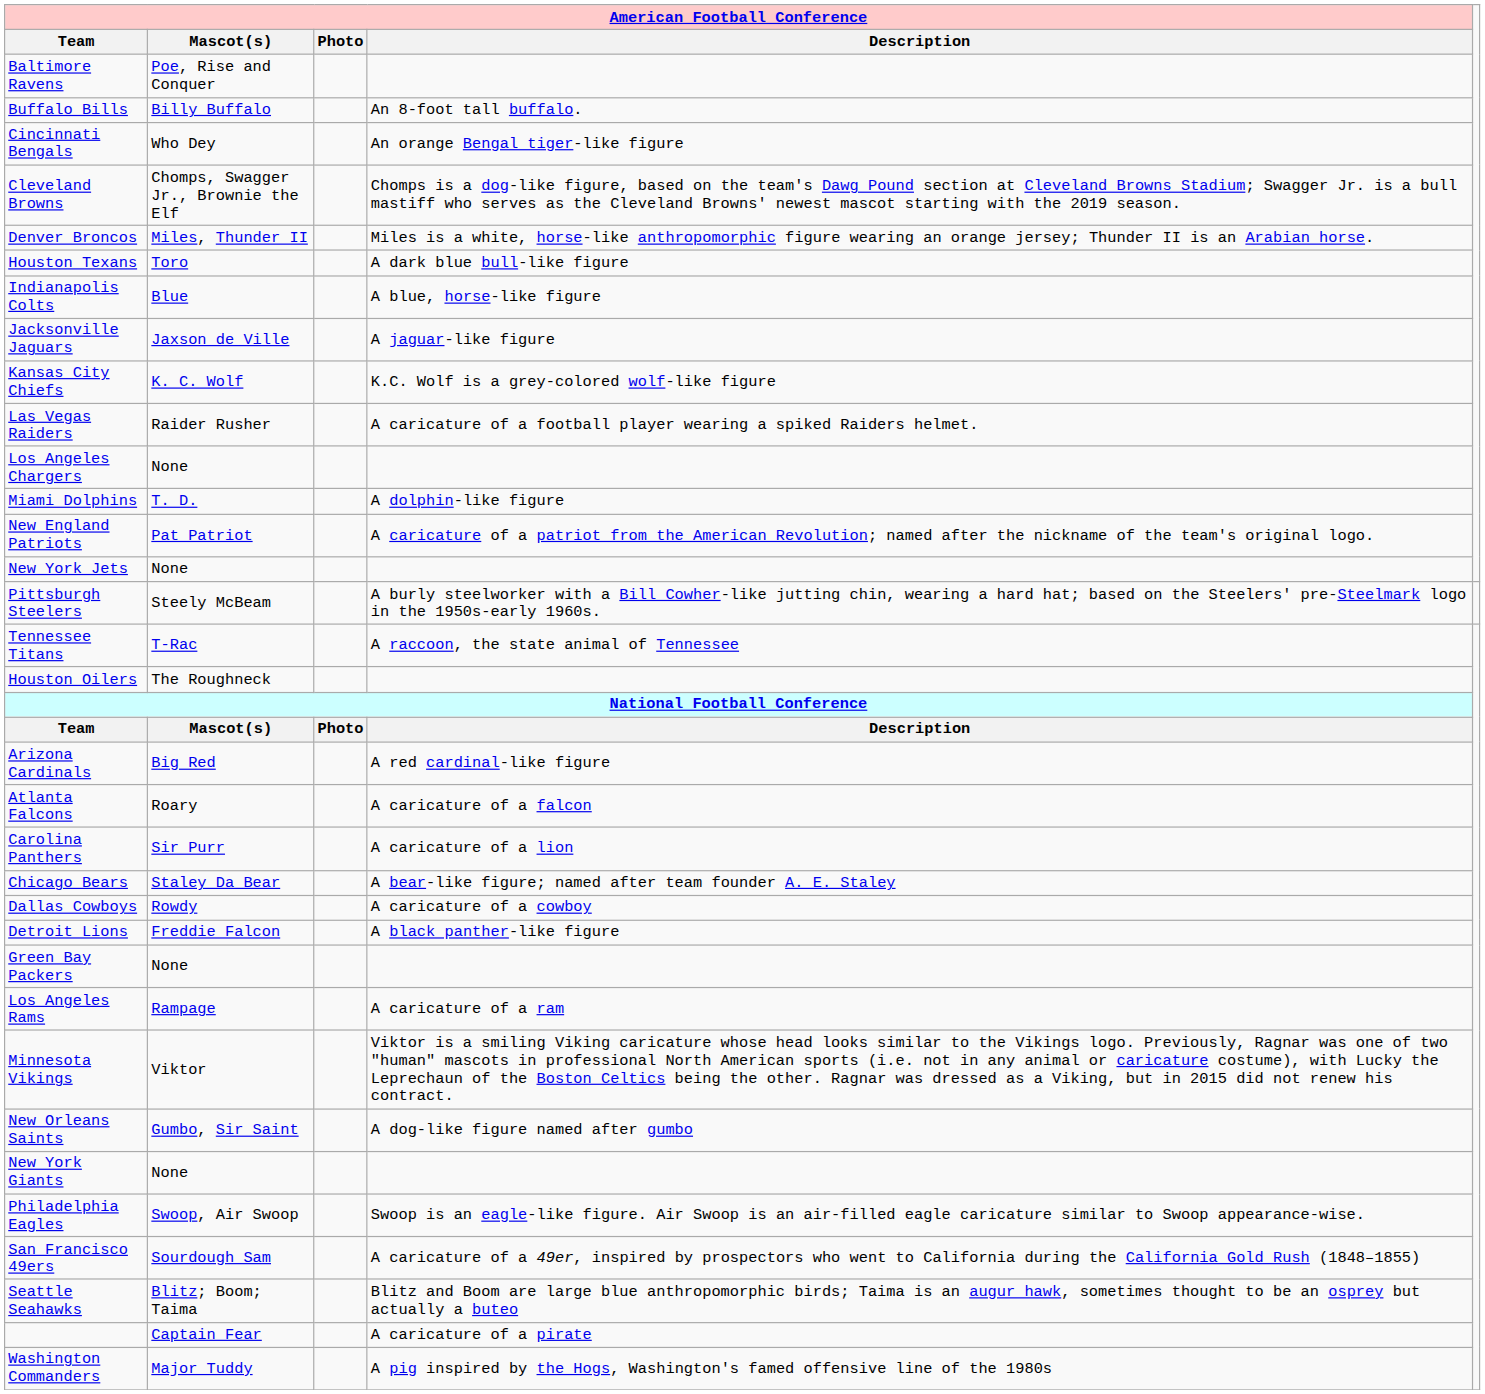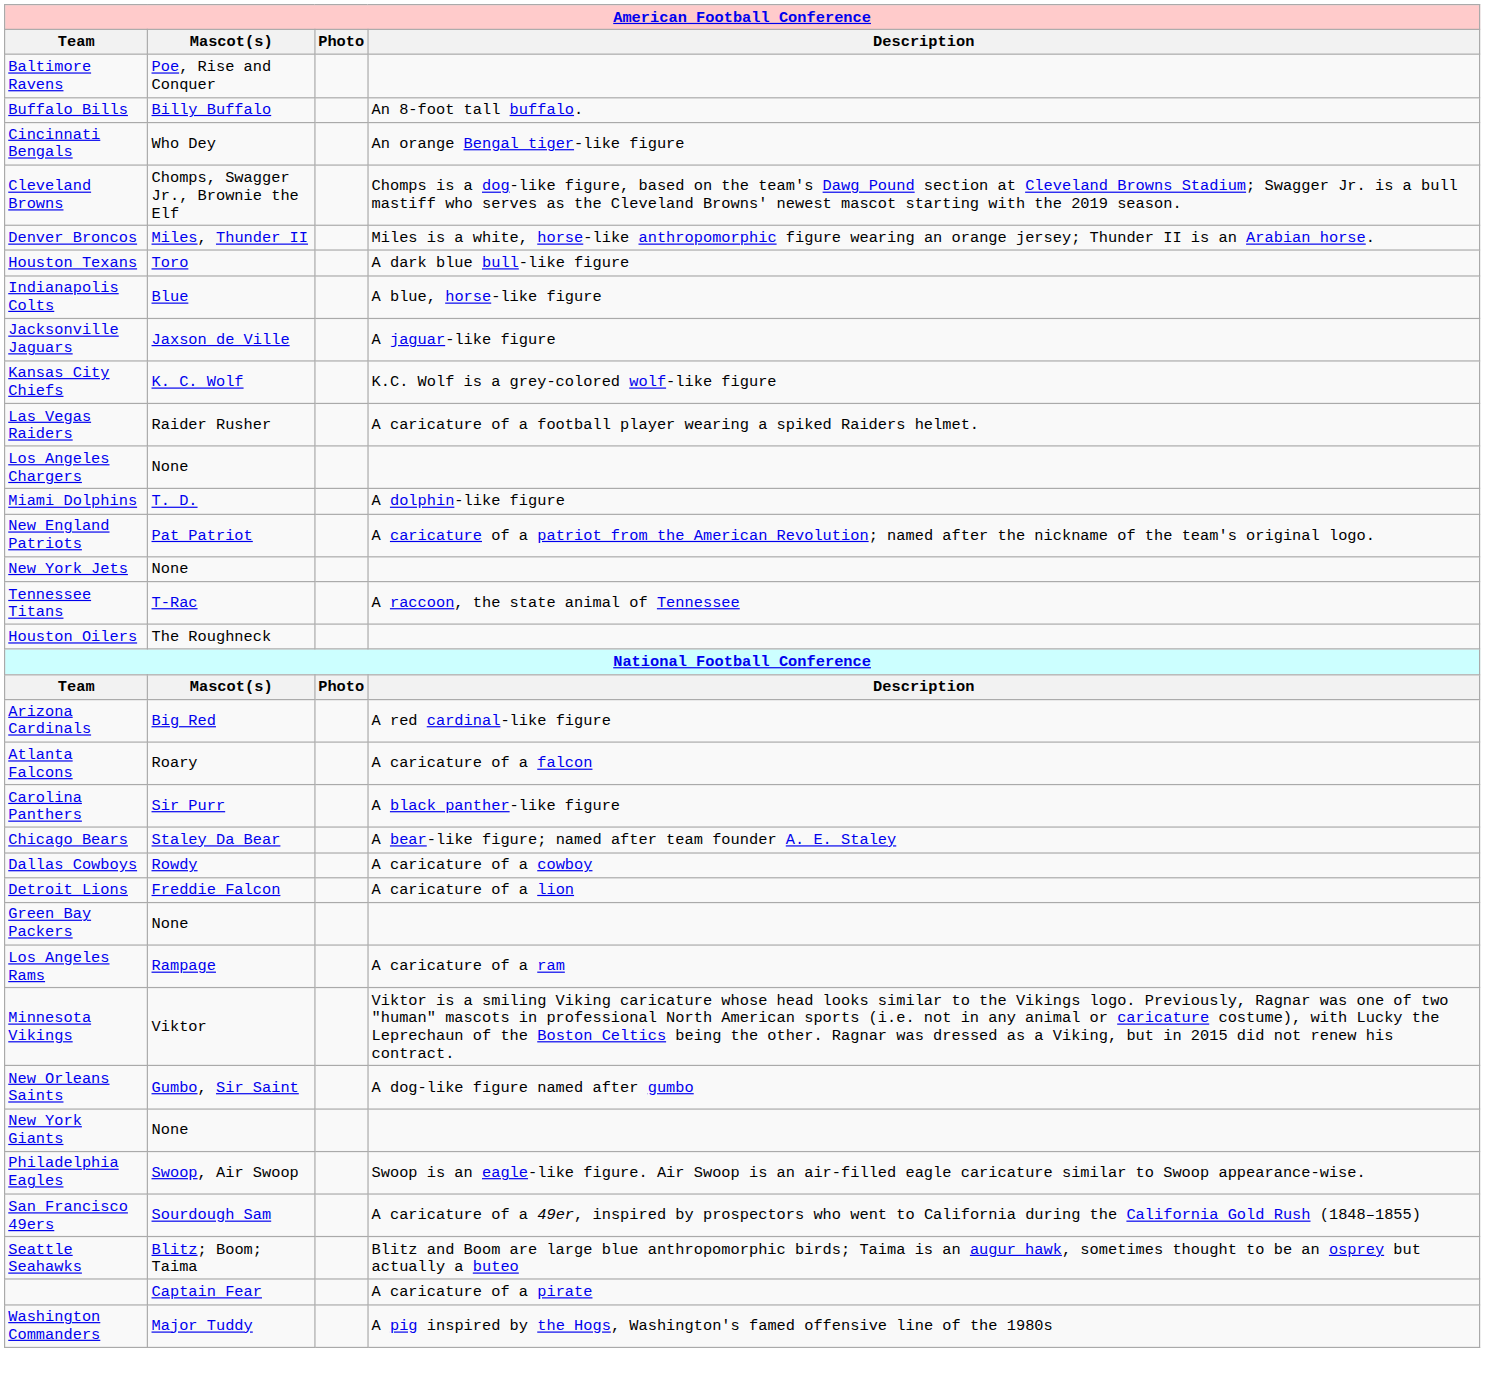- row: (54, 603)
(472, 849) A caricature of a lion -> (496, 806) A black panther-like figure
(495, 933) A black panther-like figure -> (473, 890) A caricature of a lion
